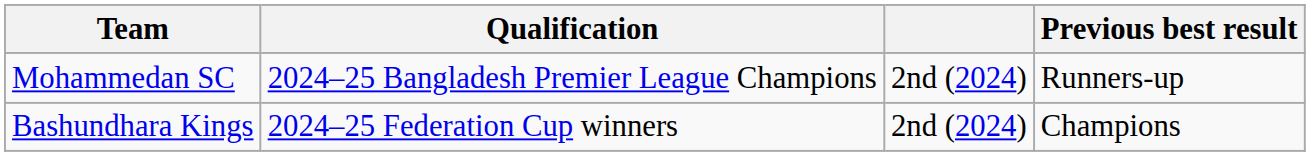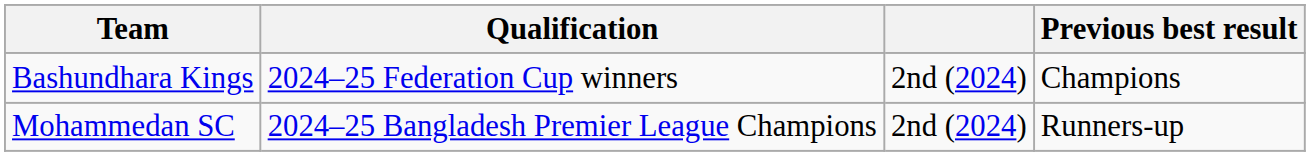rows swapped: (123, 77) <-> (133, 126)
